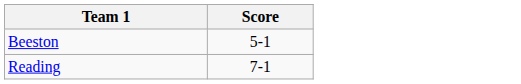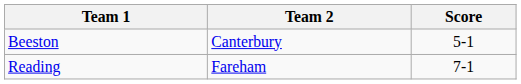+ column: (309, 16)
